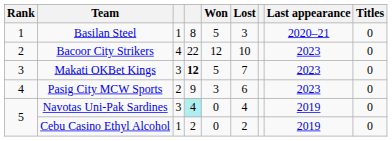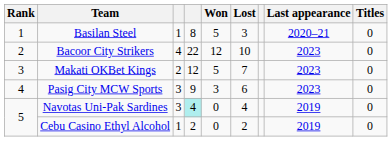(179, 70) 3 -> (179, 70) 2
(193, 70) bold -> (193, 70) normal
(179, 88) 2 -> (179, 88) 3
